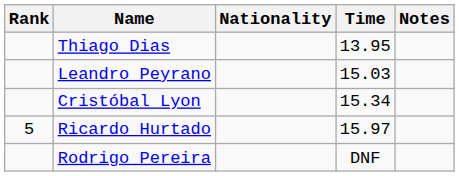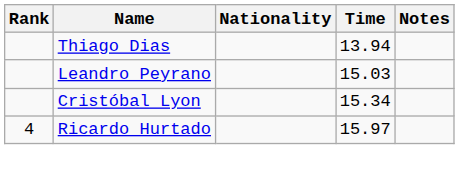(365, 46) 13.95 -> (365, 46) 13.94
(29, 130) 5 -> (29, 130) 4
- row: (134, 157)
